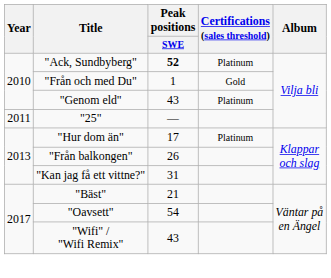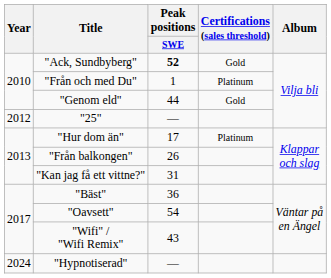(235, 63) Platinum -> (235, 63) Gold
(235, 82) Gold -> (235, 82) Platinum
(173, 100) 43 -> (173, 100) 44
(235, 100) Platinum -> (235, 100) Gold
(19, 118) 2011 -> (19, 118) 2012
(173, 193) 21 -> (173, 193) 36
+ row: (91, 263)
